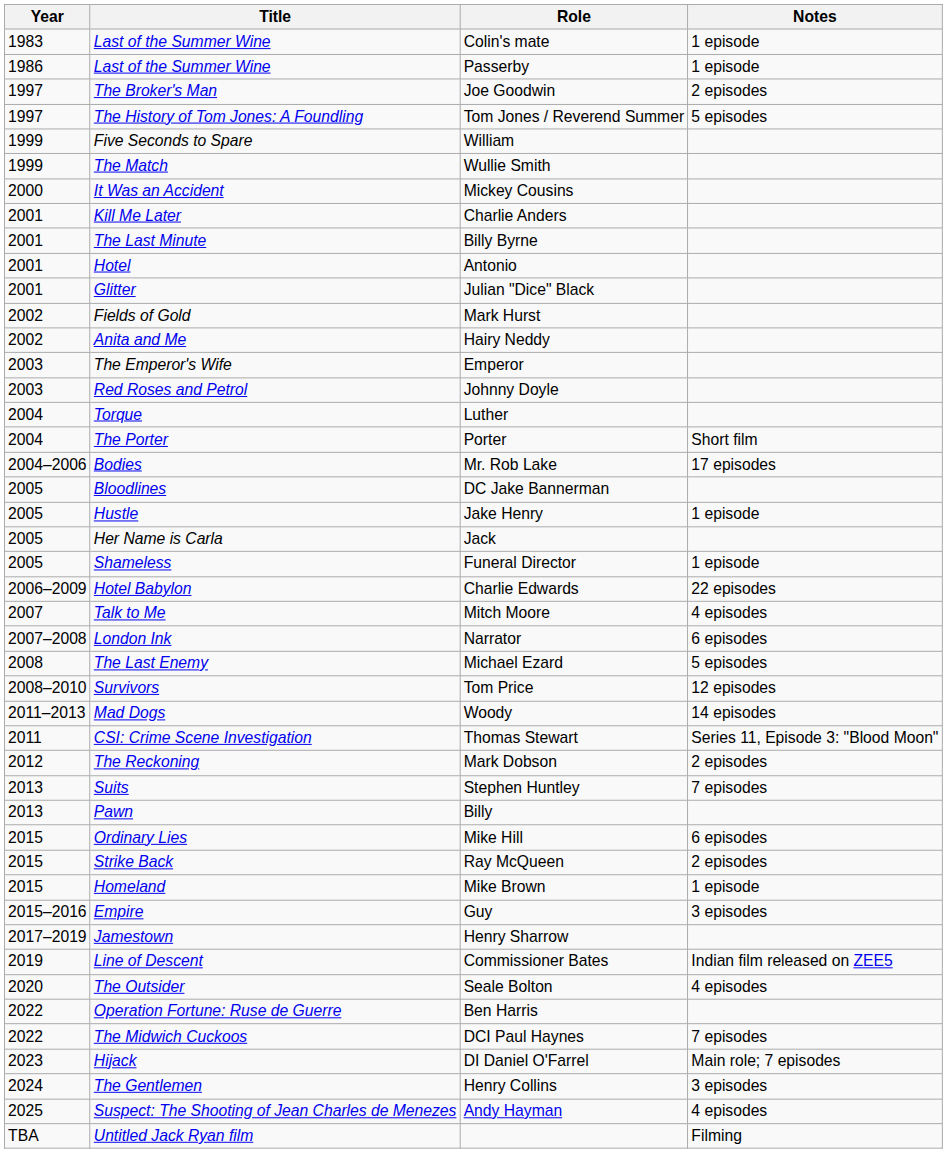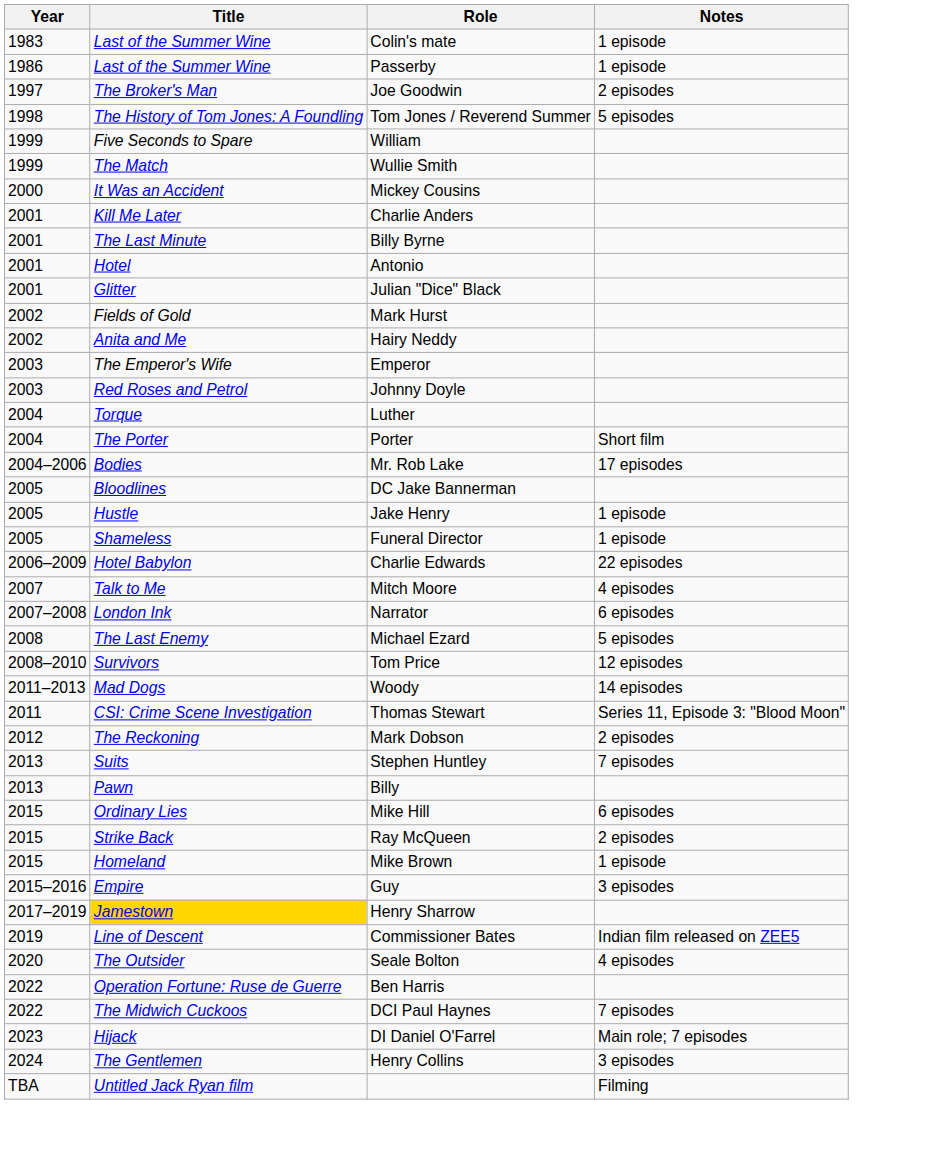(26, 116) 1997 -> (26, 116) 1998
- row: (480, 539)
(133, 937) no background -> (133, 912) gold background
- row: (513, 1111)
